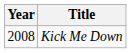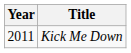(21, 36) 2008 -> (21, 36) 2011
